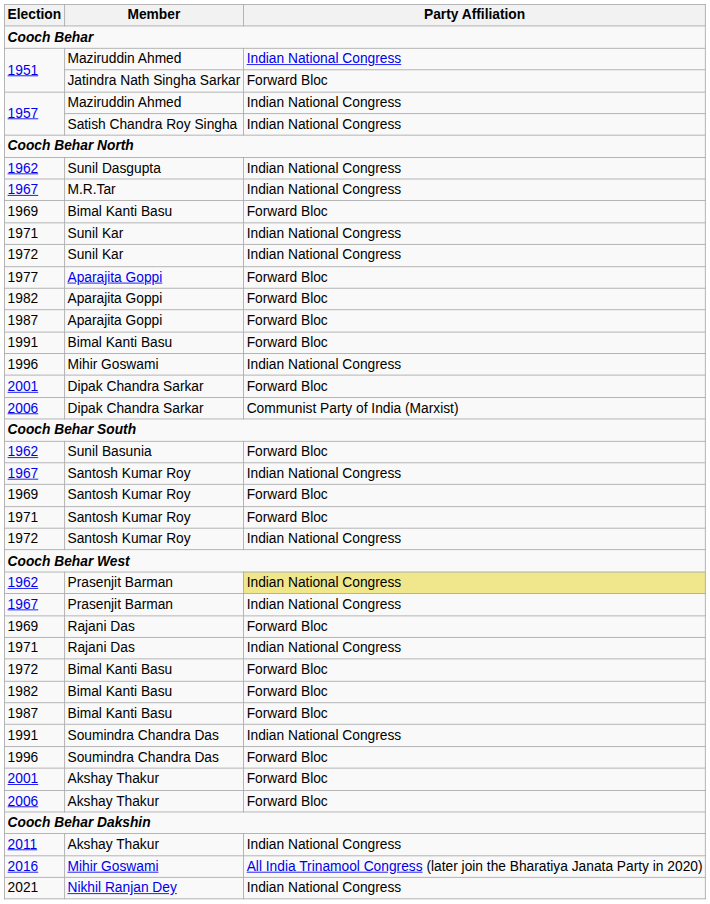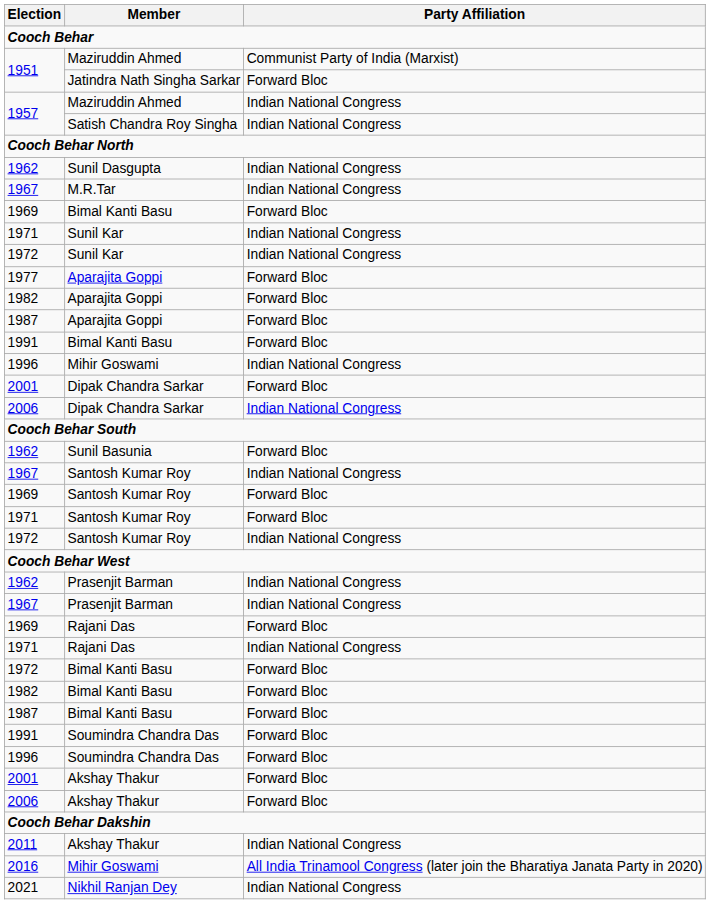(324, 59) Indian National Congress -> (353, 59) Communist Party of India (Marxist)
(353, 408) Communist Party of India (Marxist) -> (324, 408) Indian National Congress
(324, 582) khaki background -> (324, 582) no background
(324, 735) Indian National Congress -> (287, 735) Forward Bloc
